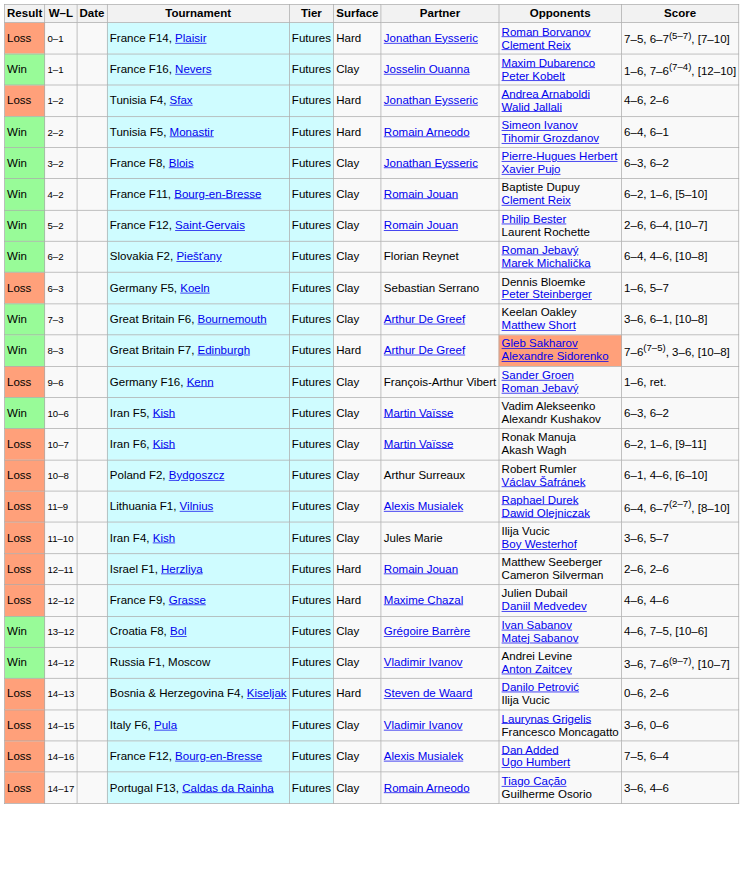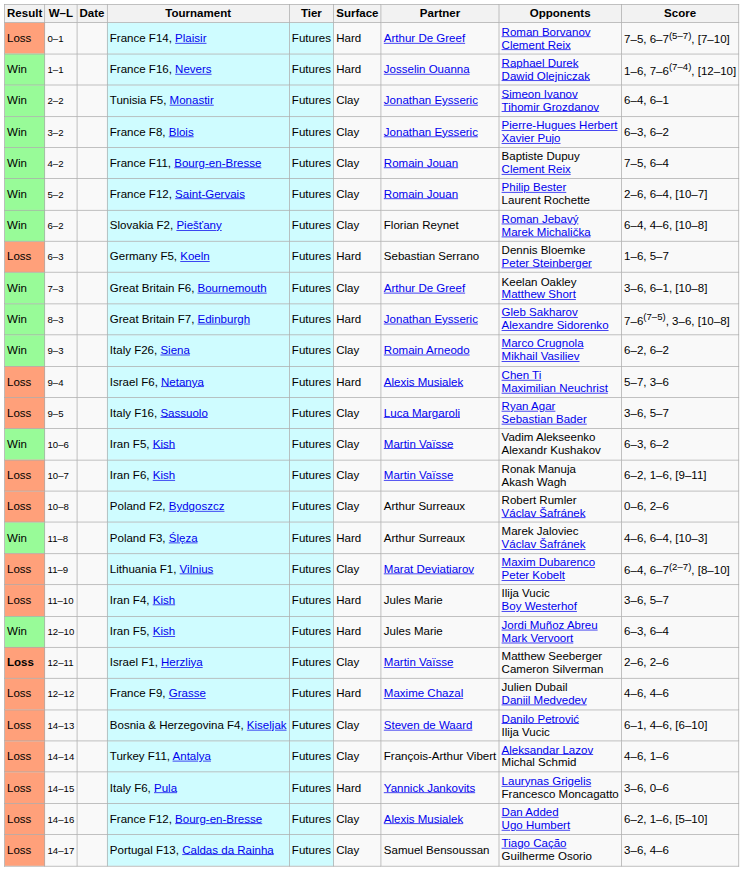(431, 38) Jonathan Eysseric -> (424, 38) Arthur De Greef
(348, 69) Clay -> (349, 69) Hard
(548, 69) Maxim Dubarenco Peter Kobelt -> (546, 69) Raphael Durek Dawid Olejniczak
- row: (56, 101)
(349, 132) Hard -> (348, 100) Clay
(427, 132) Romain Arneodo -> (431, 100) Jonathan Eysseric
(666, 194) 6–2, 1–6, [5–10] -> (646, 163) 7–5, 6–4
(348, 288) Clay -> (349, 256) Hard
(424, 350) Arthur De Greef -> (431, 319) Jonathan Eysseric
(555, 350) lightsalmon background -> (555, 319) no background
+ row: (56, 351)
+ row: (56, 382)
+ row: (56, 413)
- row: (56, 382)
(666, 475) 6–1, 4–6, [6–10] -> (646, 506) 0–6, 2–6
+ row: (58, 538)
(424, 506) Alexis Musialek -> (429, 569) Marat Deviatiarov
(546, 506) Raphael Durek Dawid Olejniczak -> (548, 569) Maxim Dubarenco Peter Kobelt
(348, 538) Clay -> (349, 600) Hard
+ row: (61, 632)
(19, 569) normal -> (20, 662) bold
(349, 569) Hard -> (348, 662) Clay
(421, 569) Romain Jouan -> (419, 662) Martin Vaïsse
- row: (61, 632)
- row: (61, 663)
(349, 694) Hard -> (348, 725) Clay
(646, 694) 0–6, 2–6 -> (666, 725) 6–1, 4–6, [6–10]
+ row: (61, 757)
(348, 725) Clay -> (349, 787) Hard
(423, 725) Vladimir Ivanov -> (429, 787) Yannick Jankovits
(646, 756) 7–5, 6–4 -> (666, 819) 6–2, 1–6, [5–10]
(427, 787) Romain Arneodo -> (437, 850) Samuel Bensoussan
